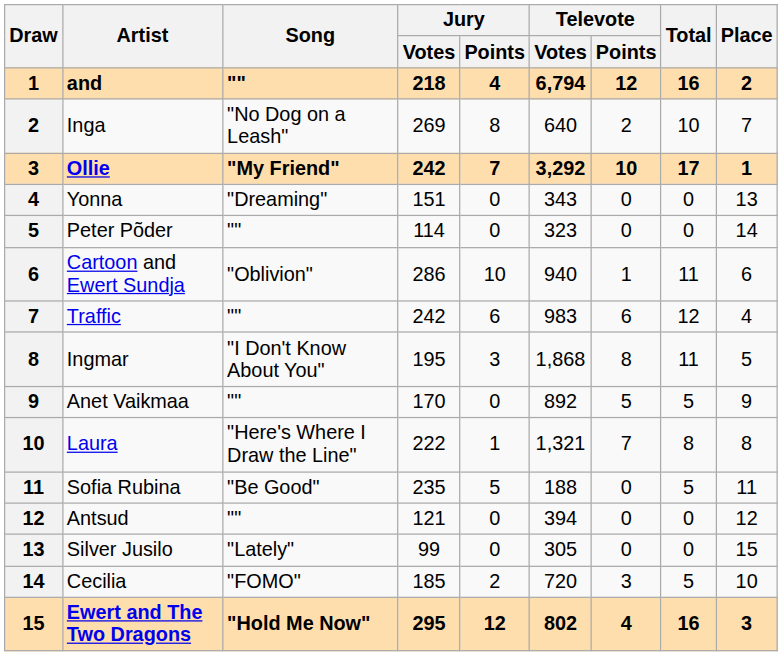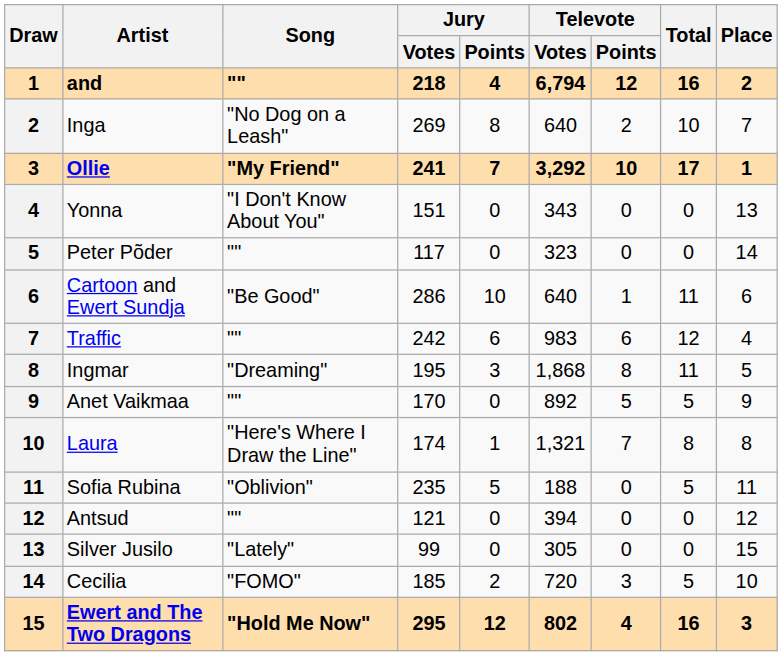(429, 168) 242 -> (429, 168) 241
(277, 199) "Dreaming" -> (287, 211) "I Don't Know About You"
(429, 231) 114 -> (429, 253) 117
(270, 273) "Oblivion" -> (273, 296) "Be Good"
(560, 273) 940 -> (560, 296) 640
(287, 359) "I Don't Know About You" -> (277, 370) "Dreaming"
(429, 444) 222 -> (429, 444) 174
(273, 487) "Be Good" -> (270, 487) "Oblivion"
